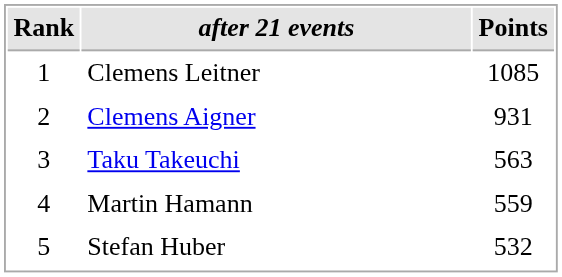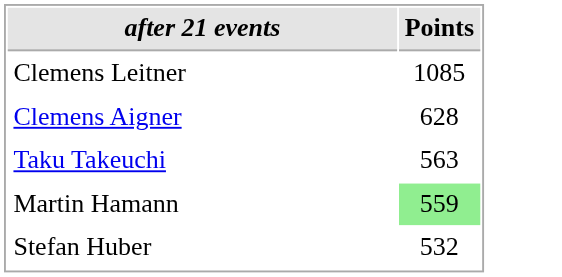- column: (44, 28)
(513, 116) 931 -> (439, 116) 628
(513, 203) no background -> (439, 203) lightgreen background
